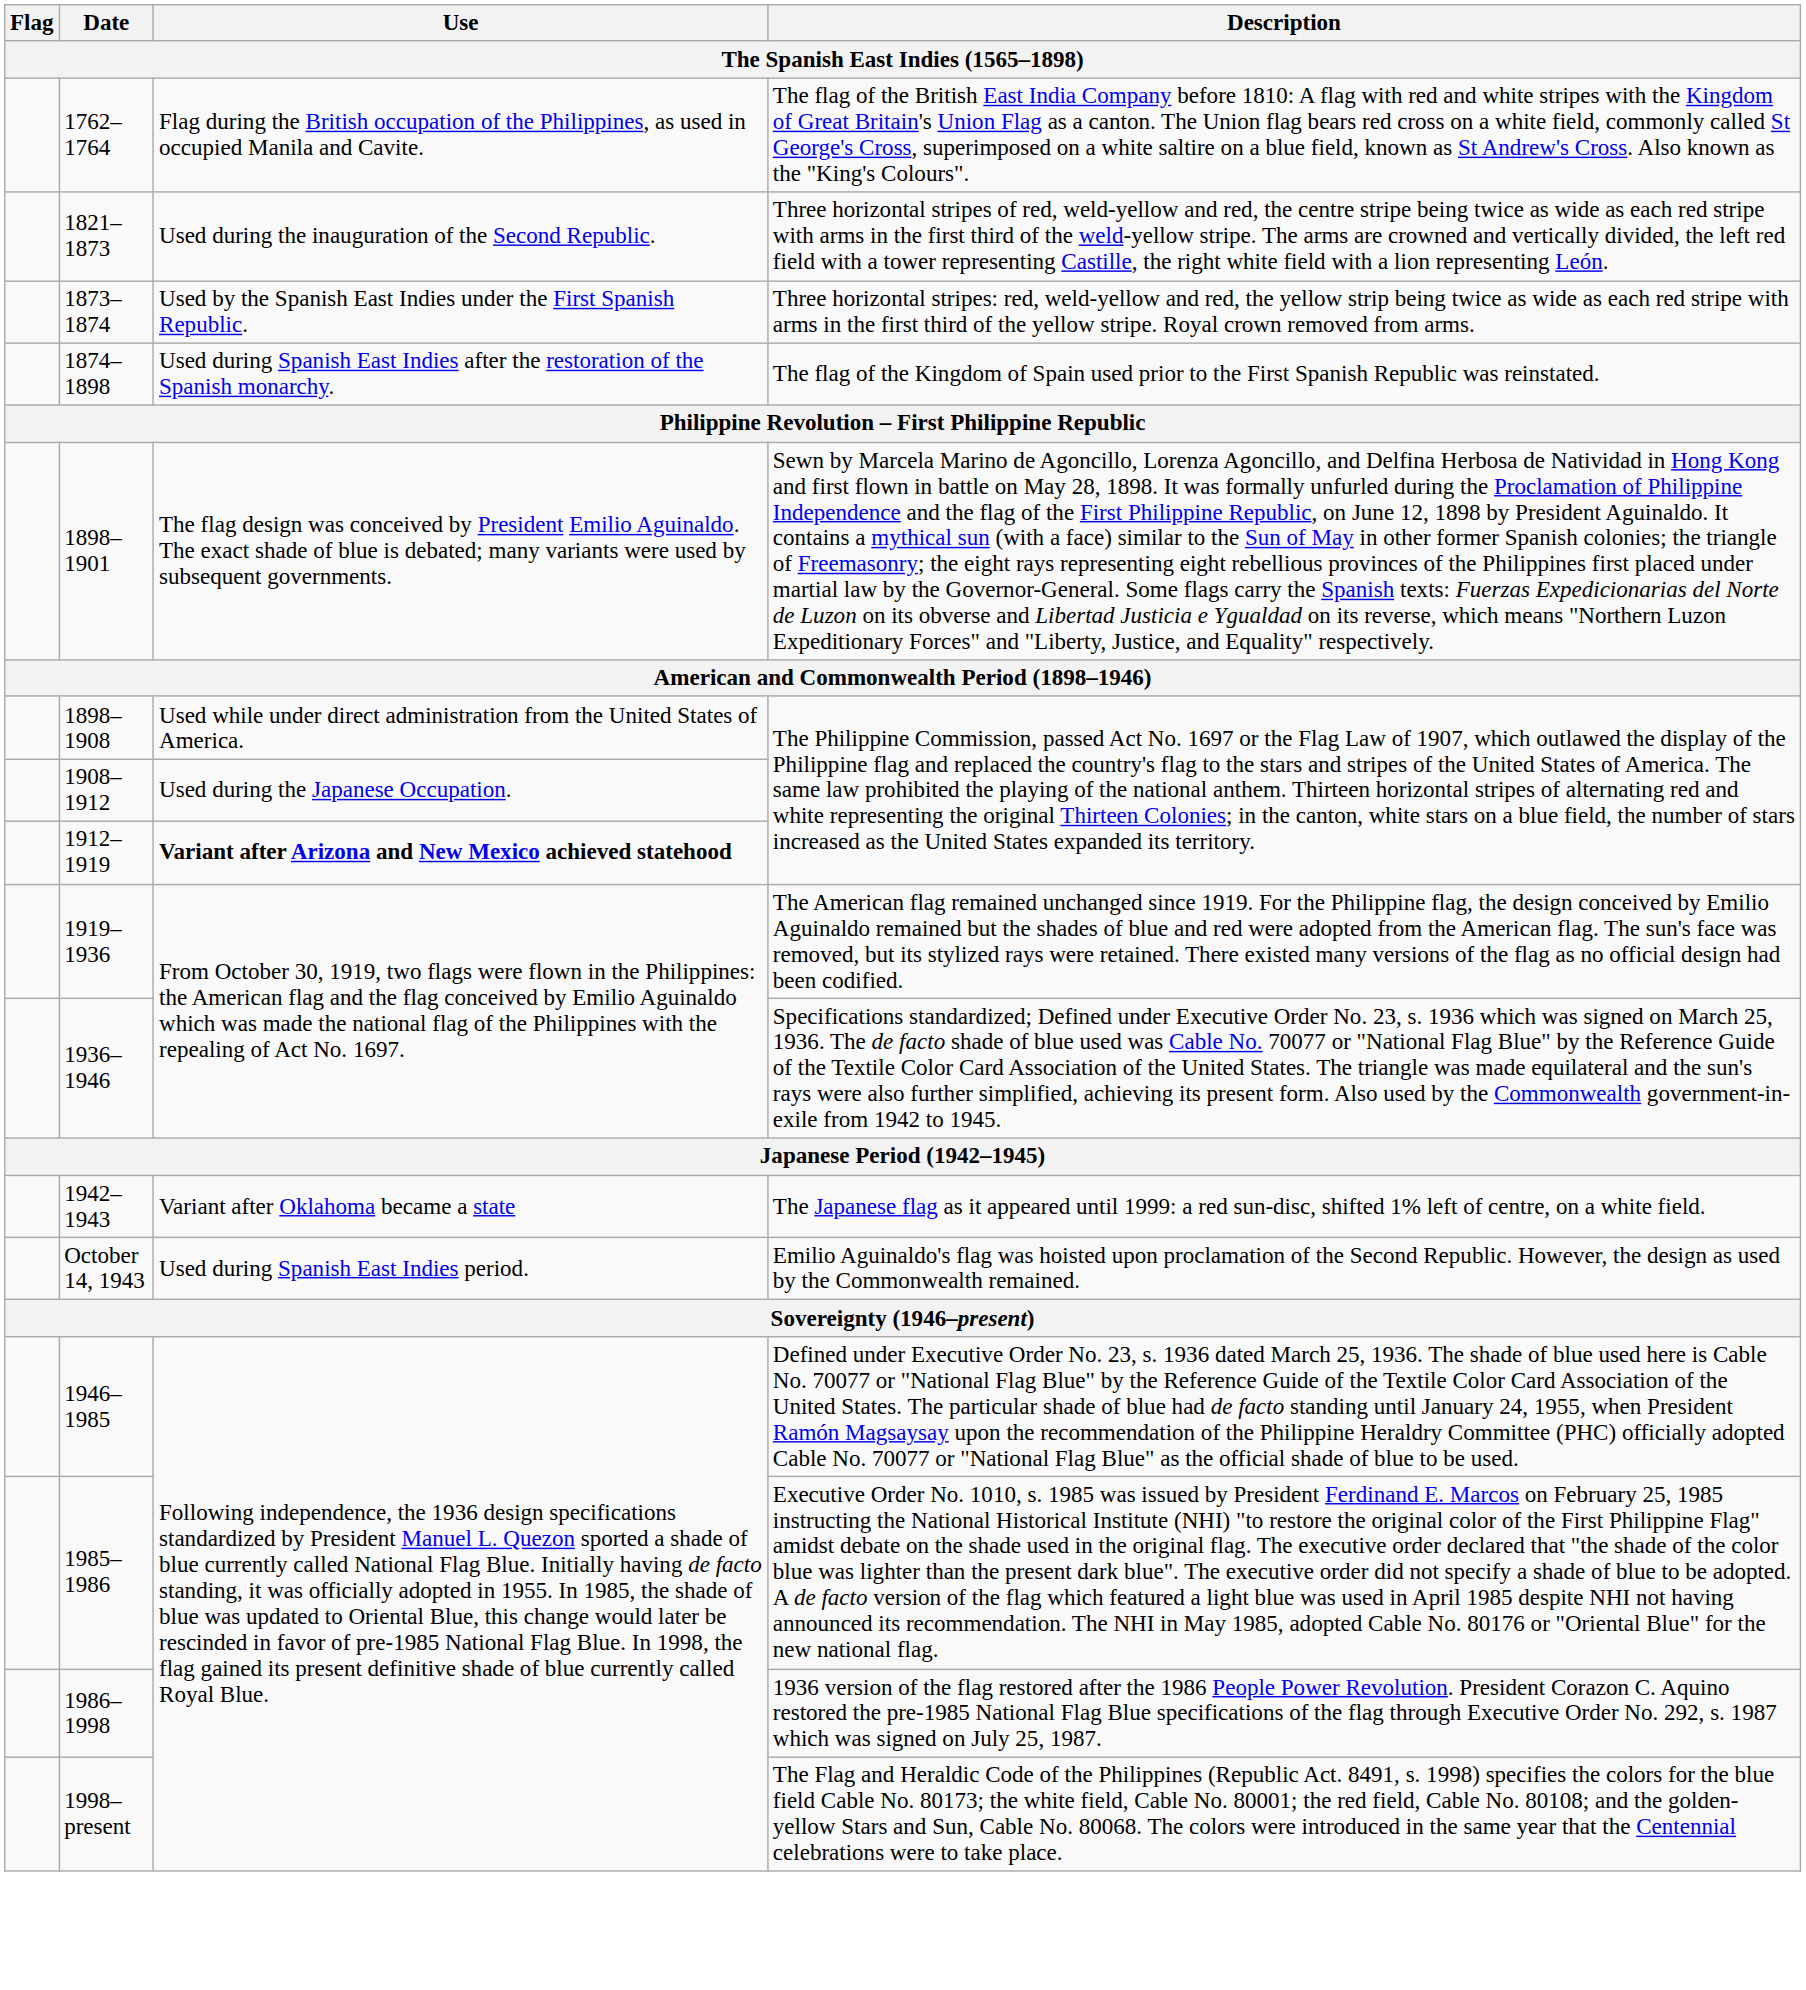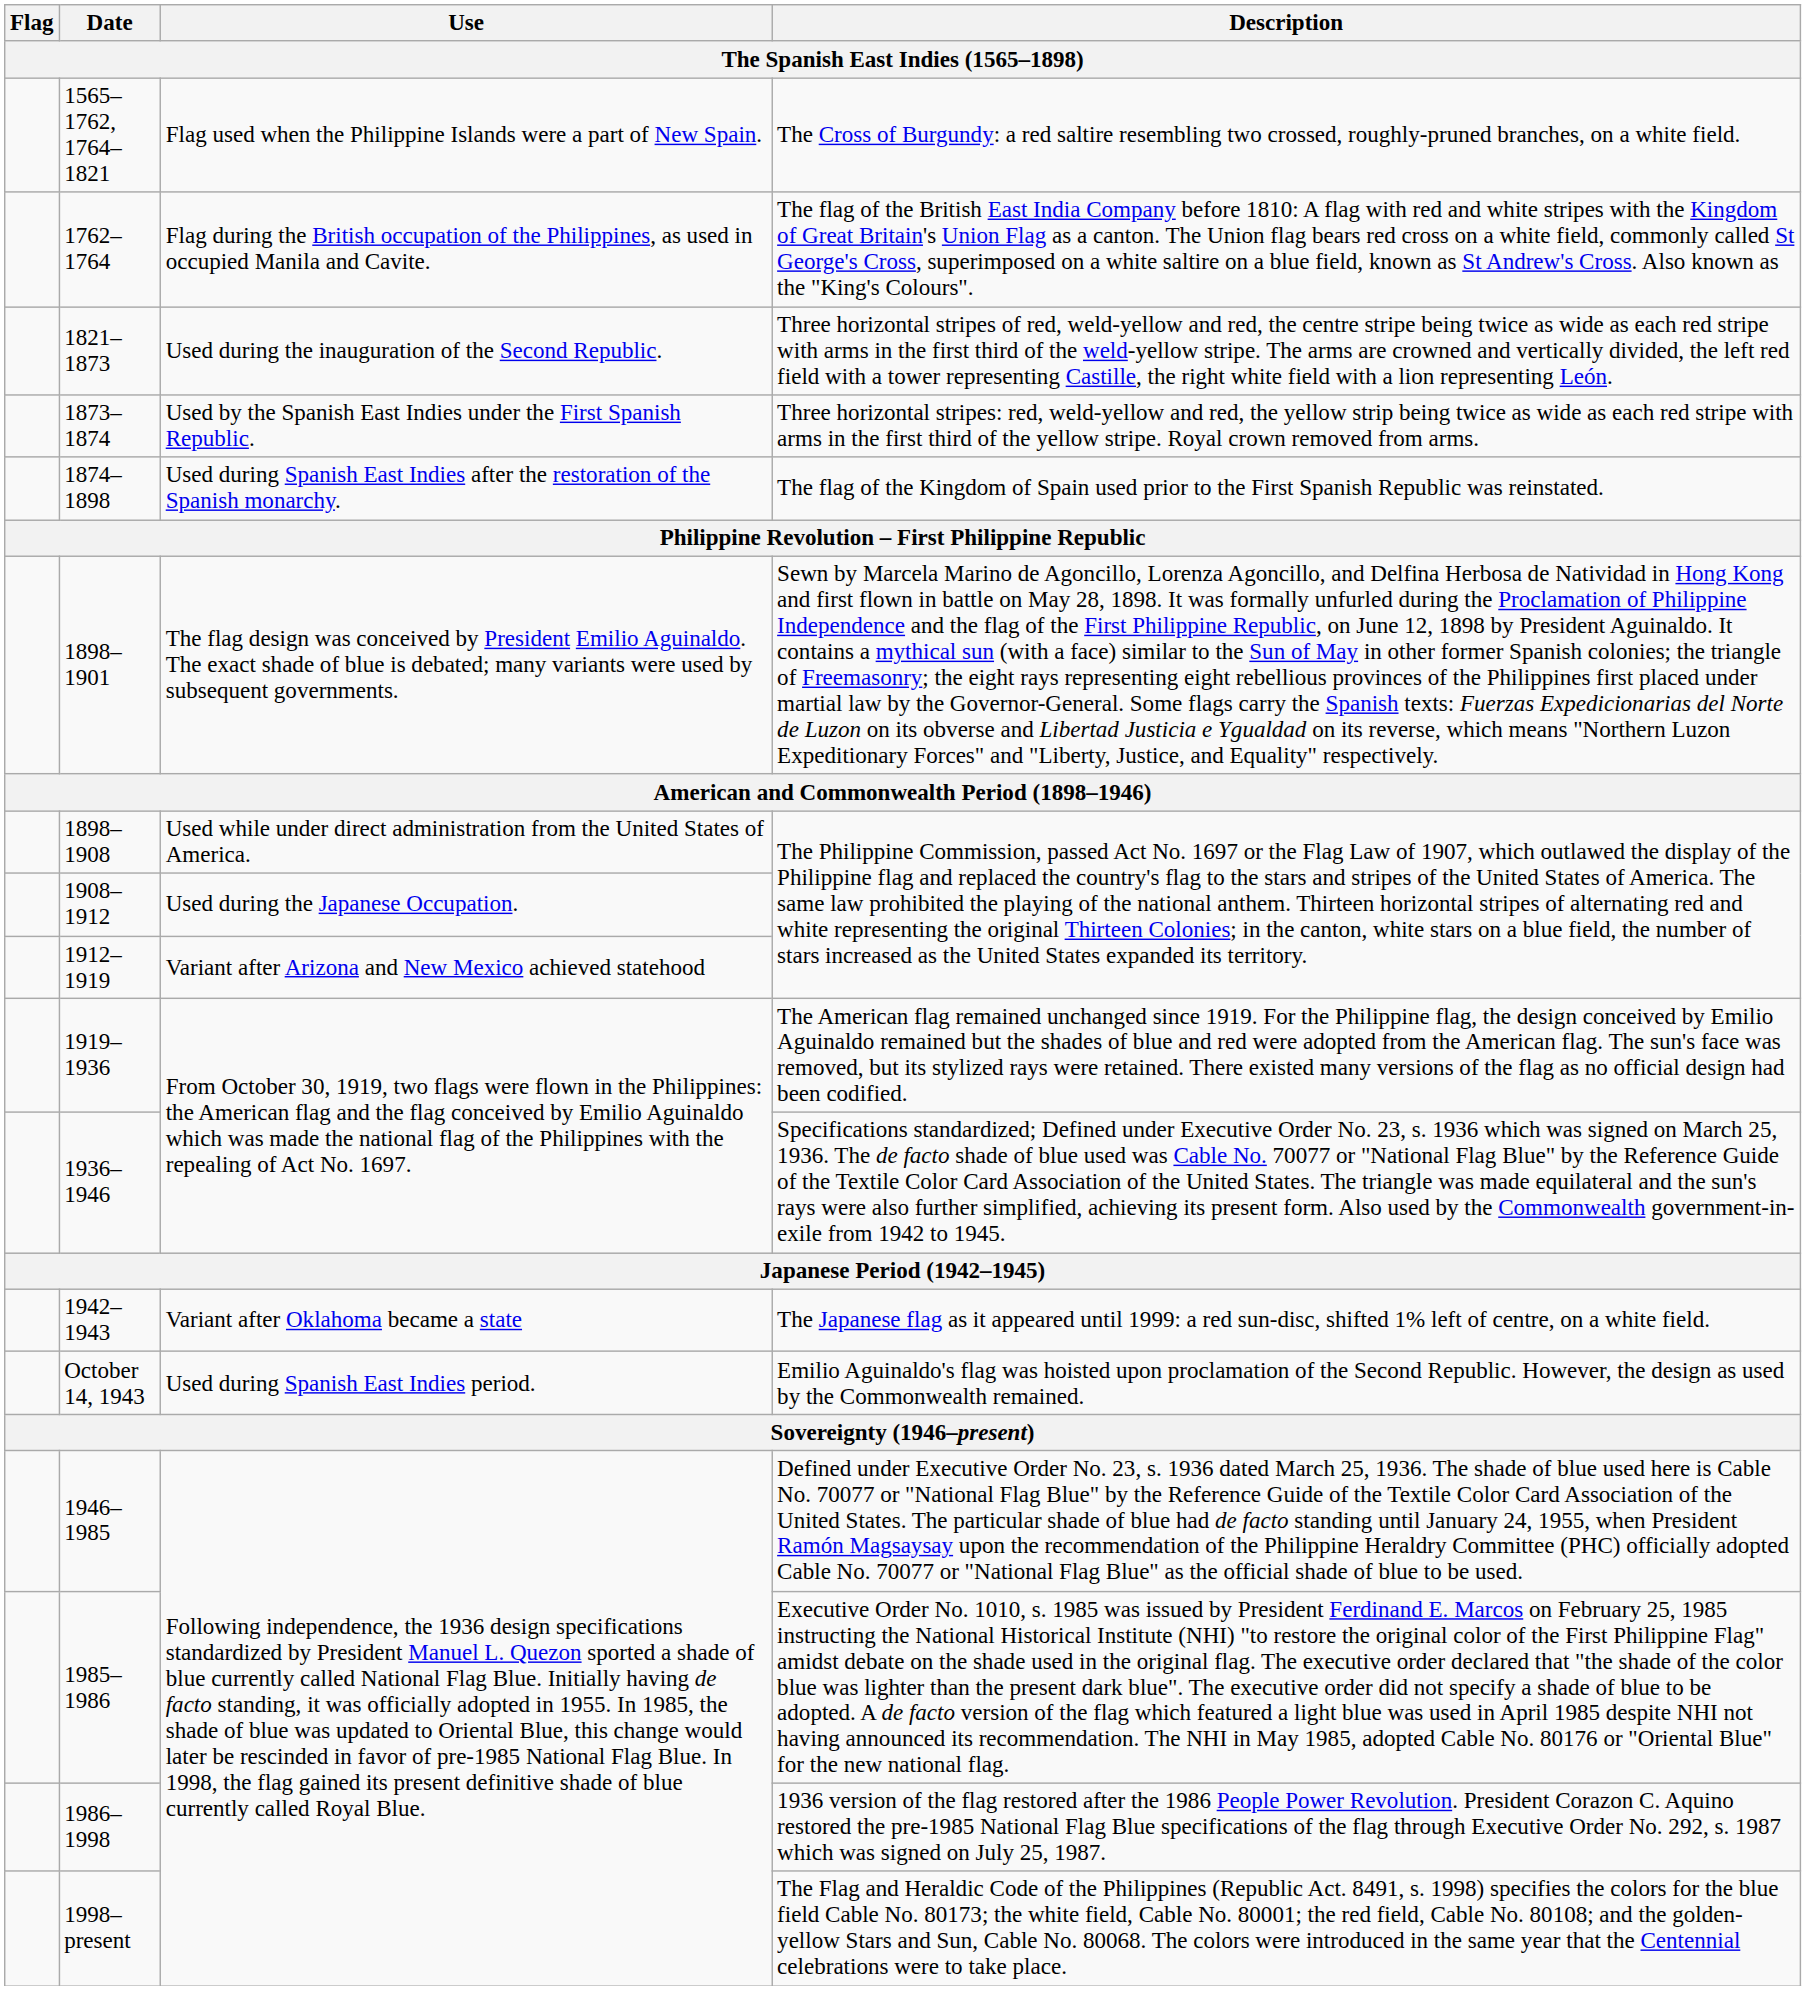+ row: (93, 134)
(445, 852) bold -> (435, 966) normal
